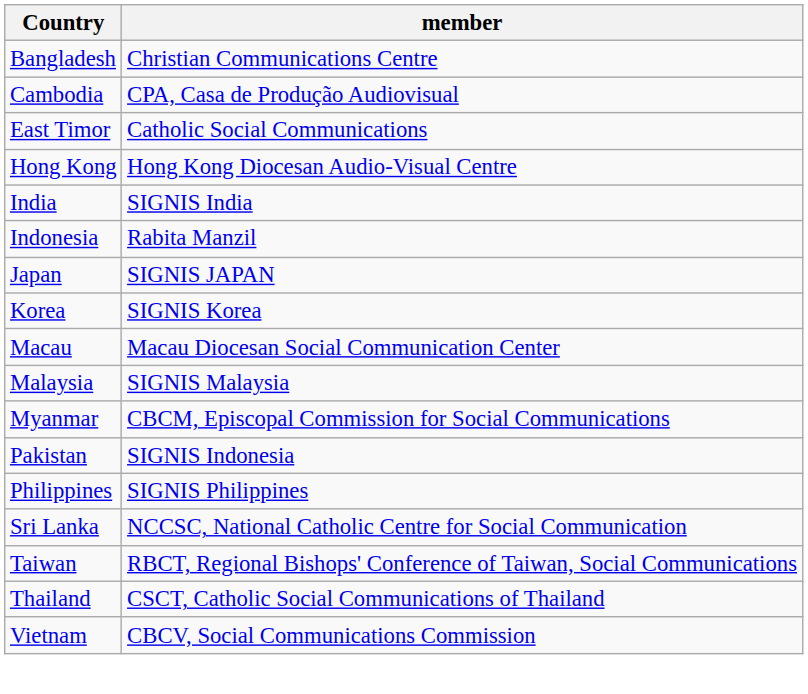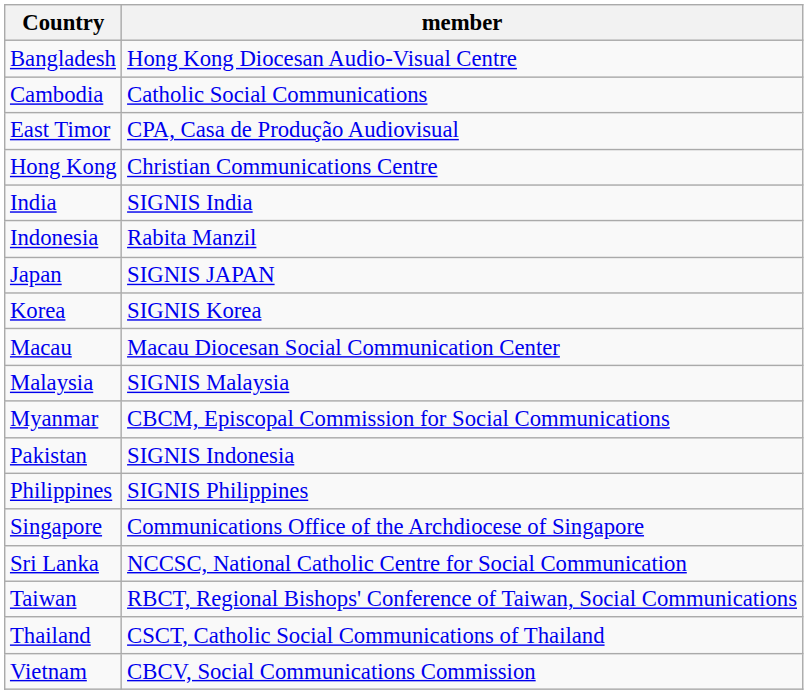(282, 58) Christian Communications Centre -> (322, 58) Hong Kong Diocesan Audio-Visual Centre
(293, 94) CPA, Casa de Produção Audiovisual -> (277, 94) Catholic Social Communications
(277, 130) Catholic Social Communications -> (293, 130) CPA, Casa de Produção Audiovisual
(322, 166) Hong Kong Diocesan Audio-Visual Centre -> (282, 166) Christian Communications Centre
+ row: (56, 526)
